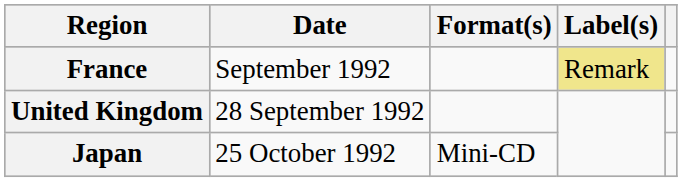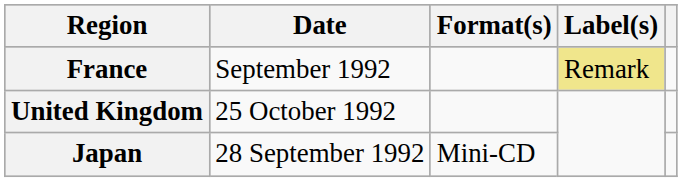(320, 111) 28 September 1992 -> (306, 111) 25 October 1992
(306, 153) 25 October 1992 -> (320, 153) 28 September 1992
